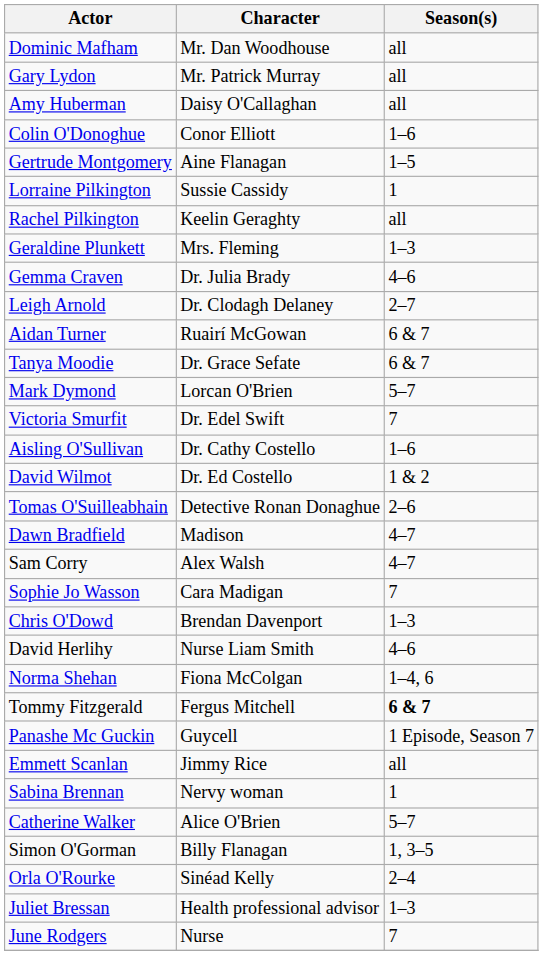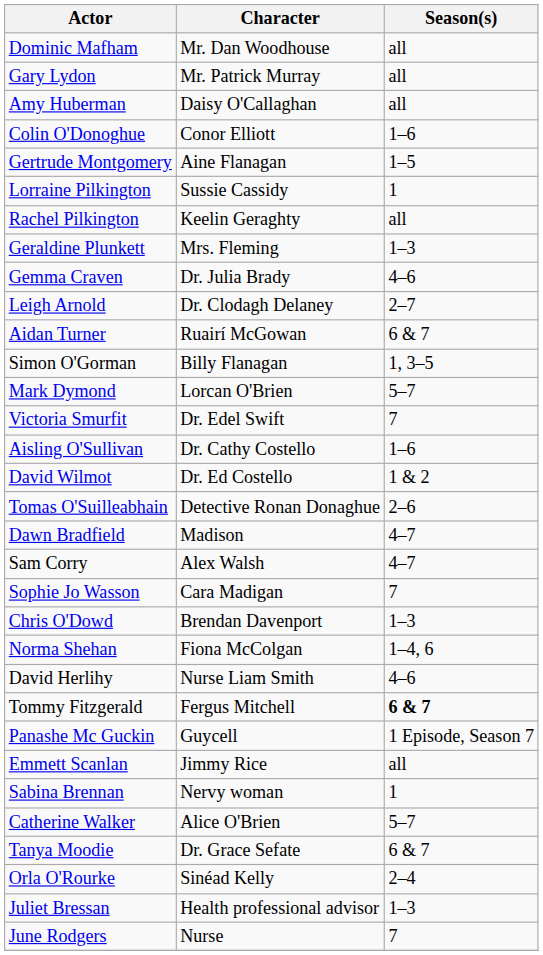rows swapped: (61, 362) <-> (72, 850)
rows swapped: (61, 649) <-> (63, 678)
